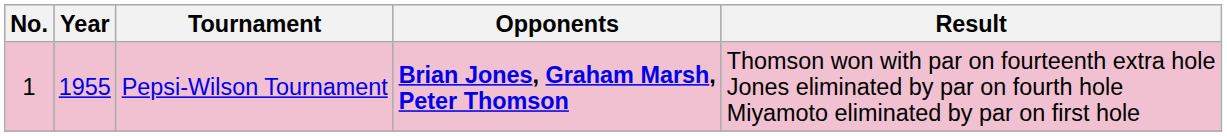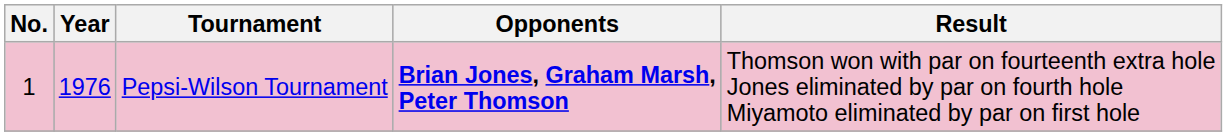(85, 87) 1955 -> (85, 87) 1976
